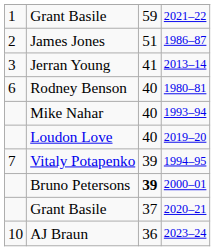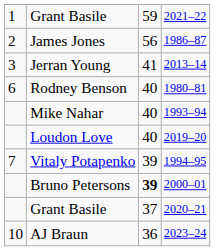(150, 40) 51 -> (150, 40) 56
